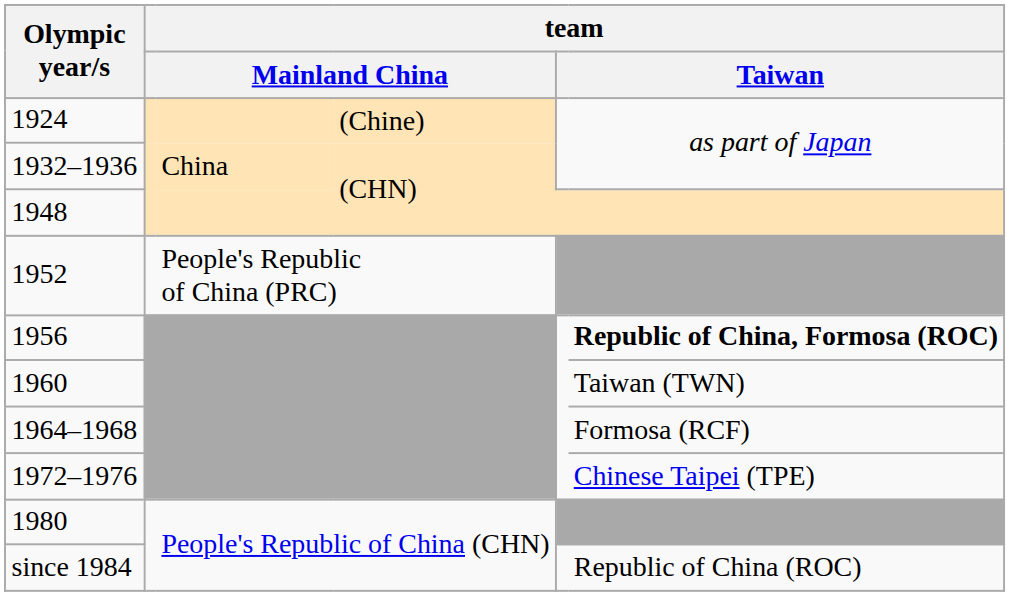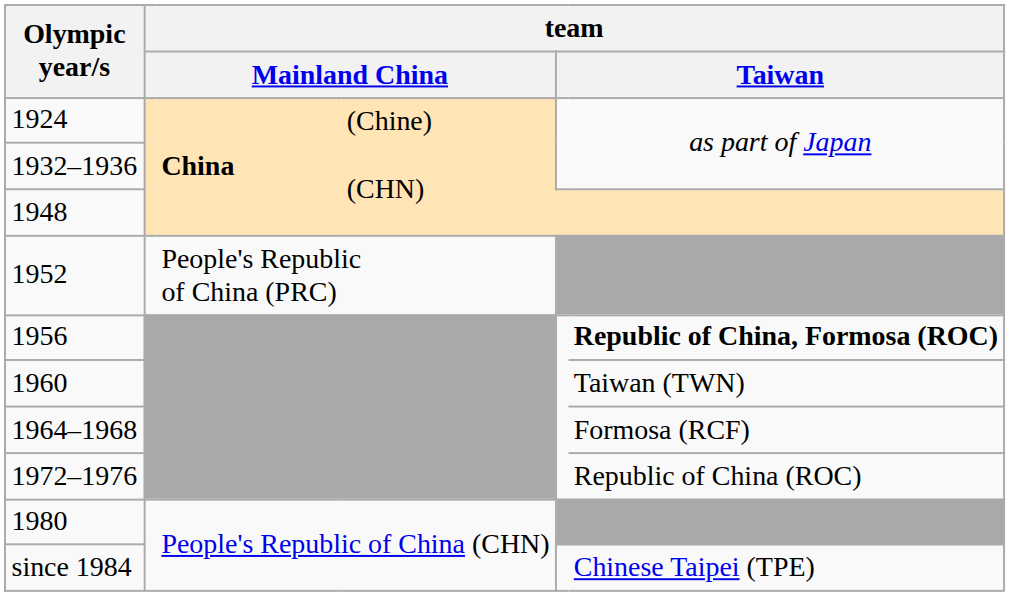(195, 166) normal -> (198, 166) bold
(694, 475) Chinese Taipei (TPE) -> (718, 475) Republic of China (ROC)
(718, 567) Republic of China (ROC) -> (694, 567) Chinese Taipei (TPE)
